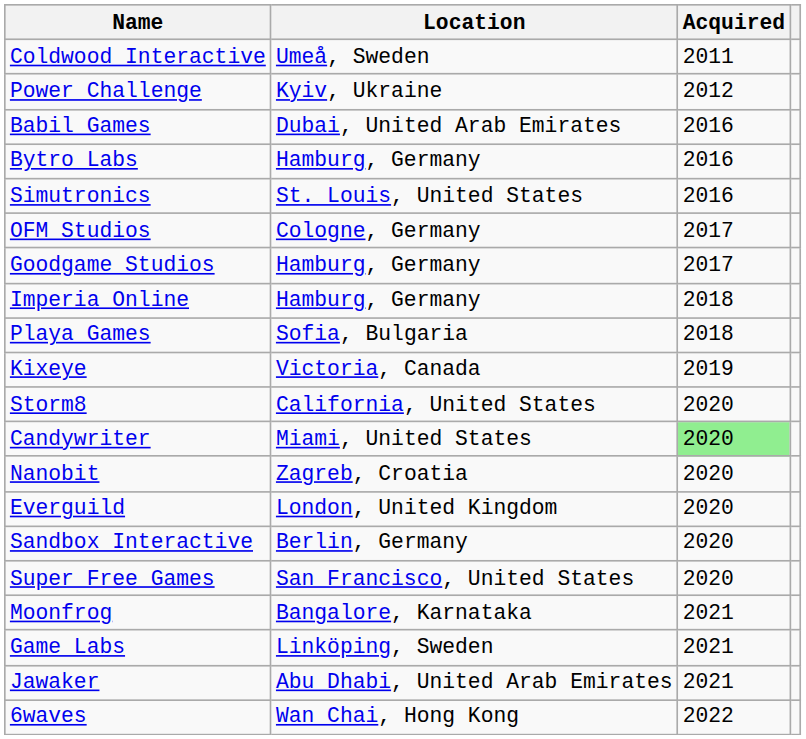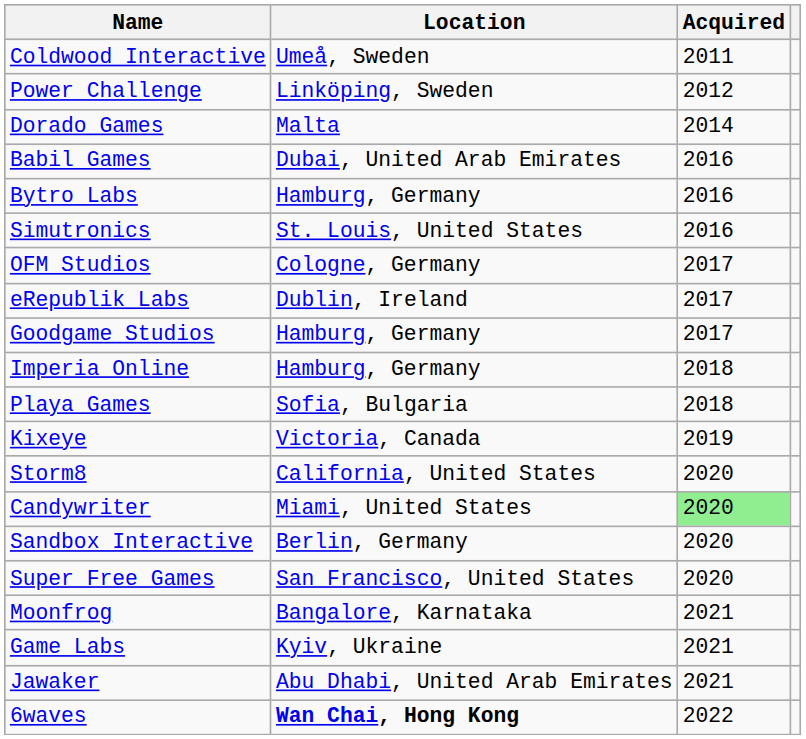(359, 92) Kyiv, Ukraine -> (385, 92) Linköping, Sweden
+ row: (87, 126)
+ row: (99, 300)
- row: (55, 474)
- row: (67, 509)
(385, 648) Linköping, Sweden -> (359, 648) Kyiv, Ukraine
(397, 717) normal -> (397, 717) bold
